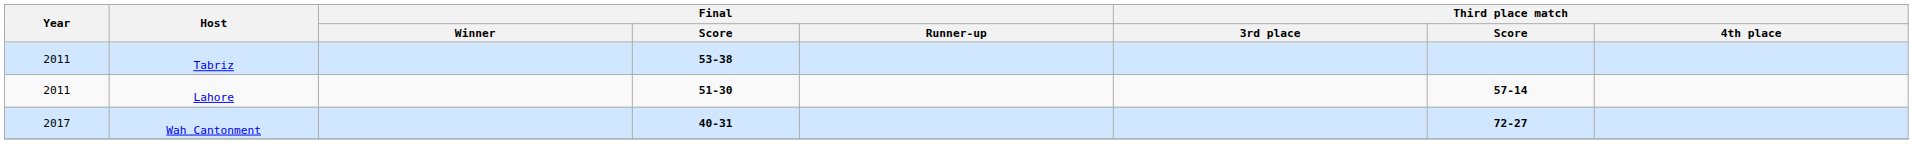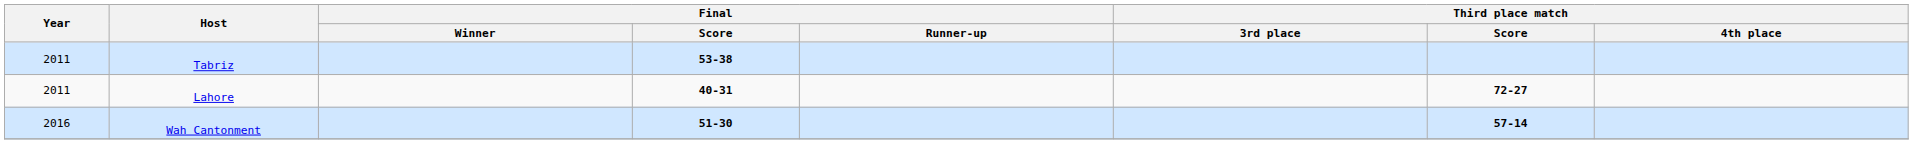(716, 90) 51-30 -> (716, 90) 40-31
(1511, 90) 57-14 -> (1511, 90) 72-27
(57, 123) 2017 -> (57, 123) 2016
(716, 123) 40-31 -> (716, 123) 51-30
(1511, 123) 72-27 -> (1511, 123) 57-14
